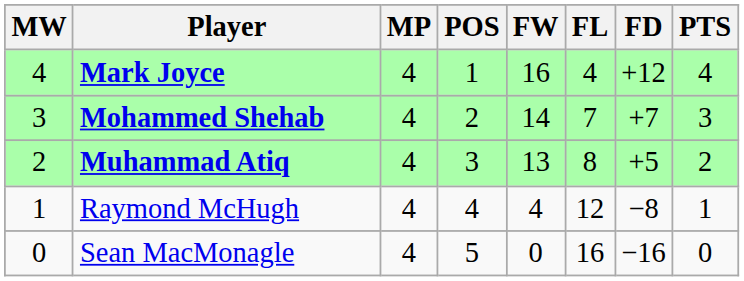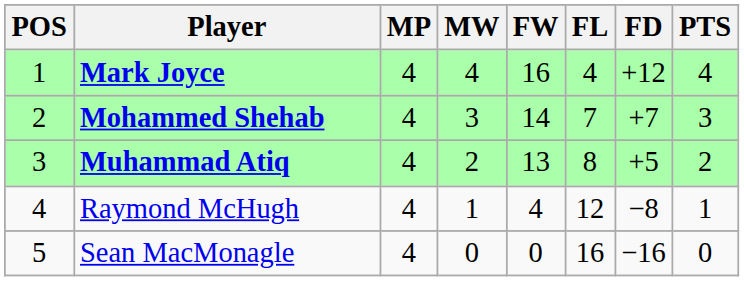columns swapped: (472, 27) <-> (39, 27)
